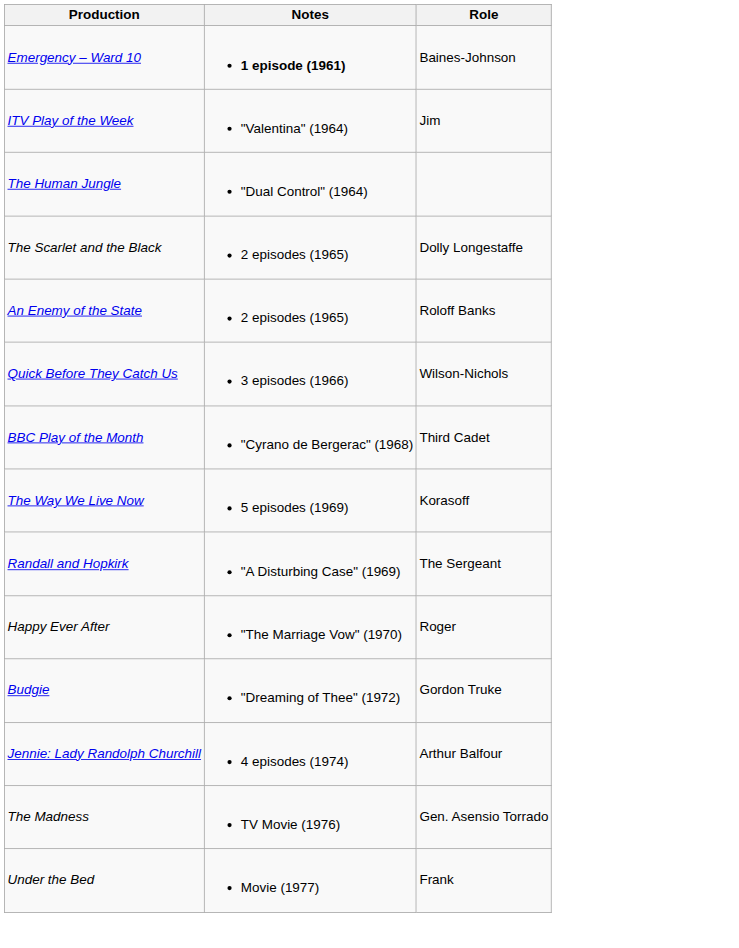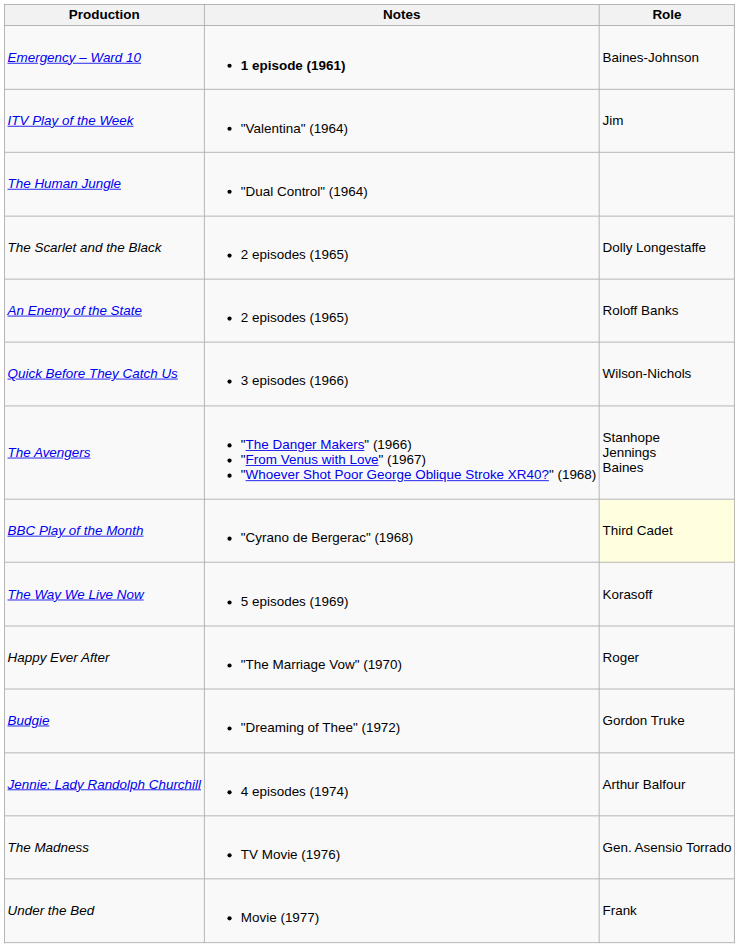+ row: (49, 452)
(455, 437) no background -> (638, 530) lightyellow background
- row: (68, 563)
